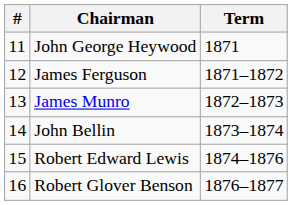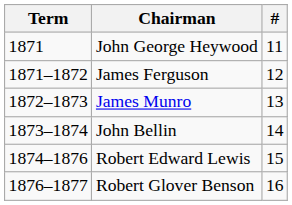columns swapped: (17, 18) <-> (244, 18)
